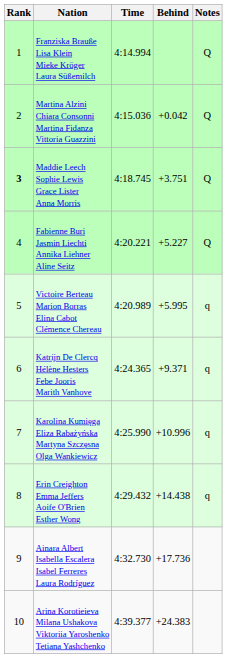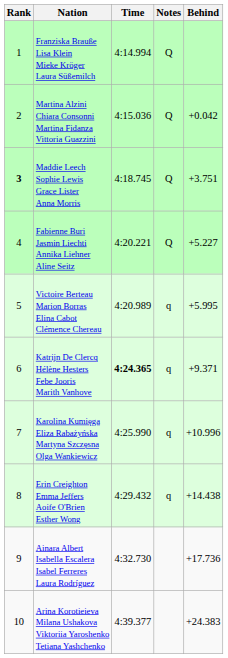columns swapped: (173, 12) <-> (207, 12)
(133, 369) normal -> (133, 369) bold
